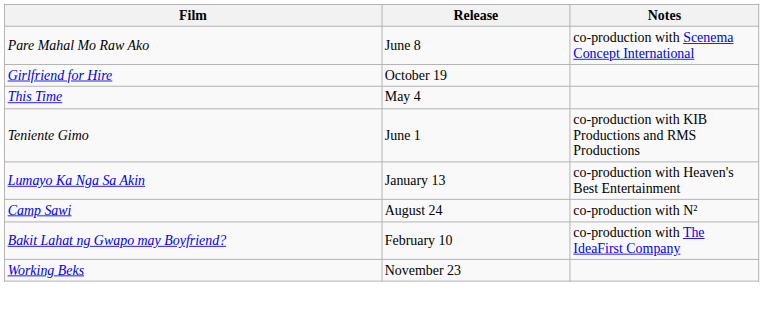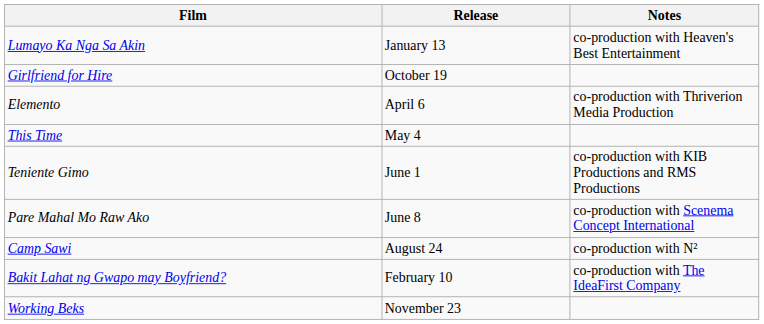rows swapped: (76, 180) <-> (78, 45)
+ row: (34, 105)
